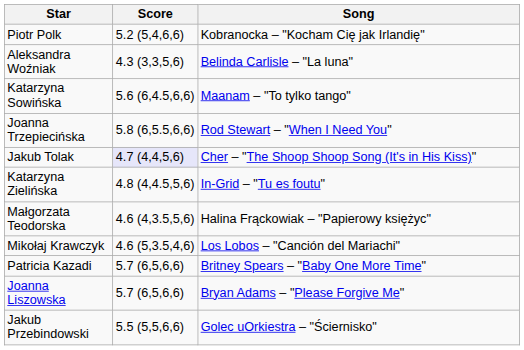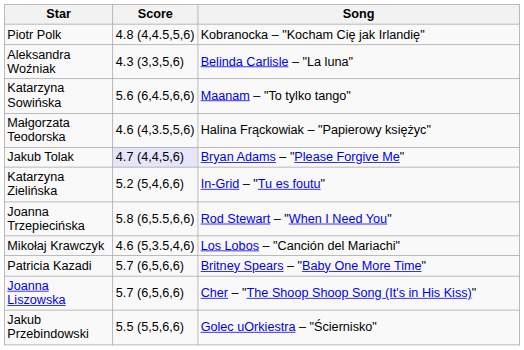(150, 34) 5.2 (5,4,6,6) -> (155, 34) 4.8 (4,4.5,5,6)
rows swapped: (46, 130) <-> (39, 218)
(338, 157) Cher – "The Shoop Shoop Song (It's in His Kiss)" -> (302, 157) Bryan Adams – "Please Forgive Me"
(155, 184) 4.8 (4,4.5,5,6) -> (150, 184) 5.2 (5,4,6,6)
(302, 293) Bryan Adams – "Please Forgive Me" -> (338, 293) Cher – "The Shoop Shoop Song (It's in His Kiss)"
